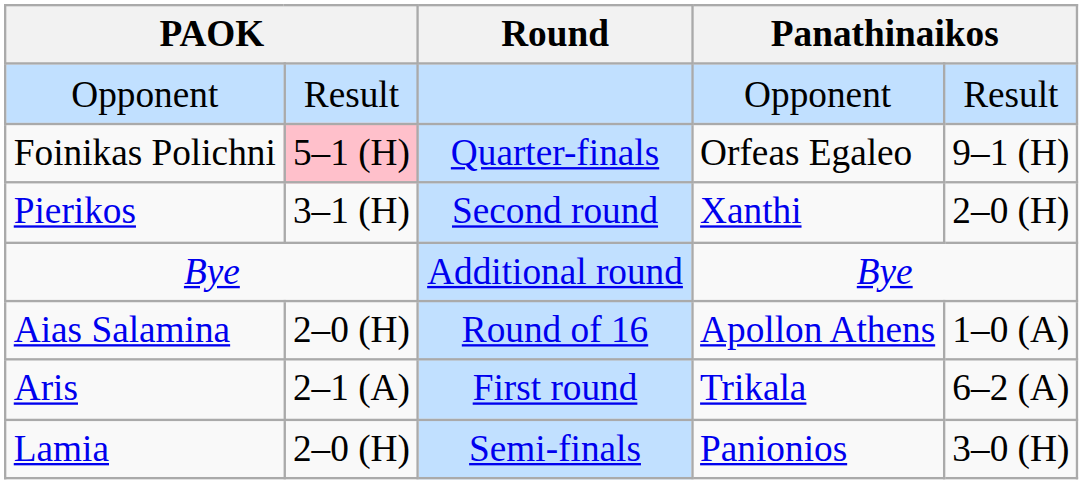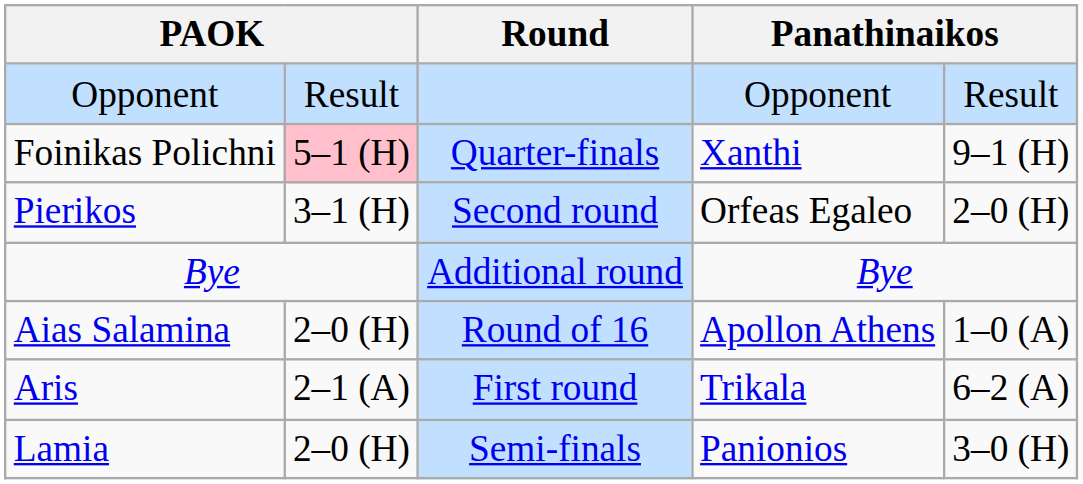(806, 152) Orfeas Egaleo -> (751, 152) Xanthi
(751, 211) Xanthi -> (806, 211) Orfeas Egaleo
